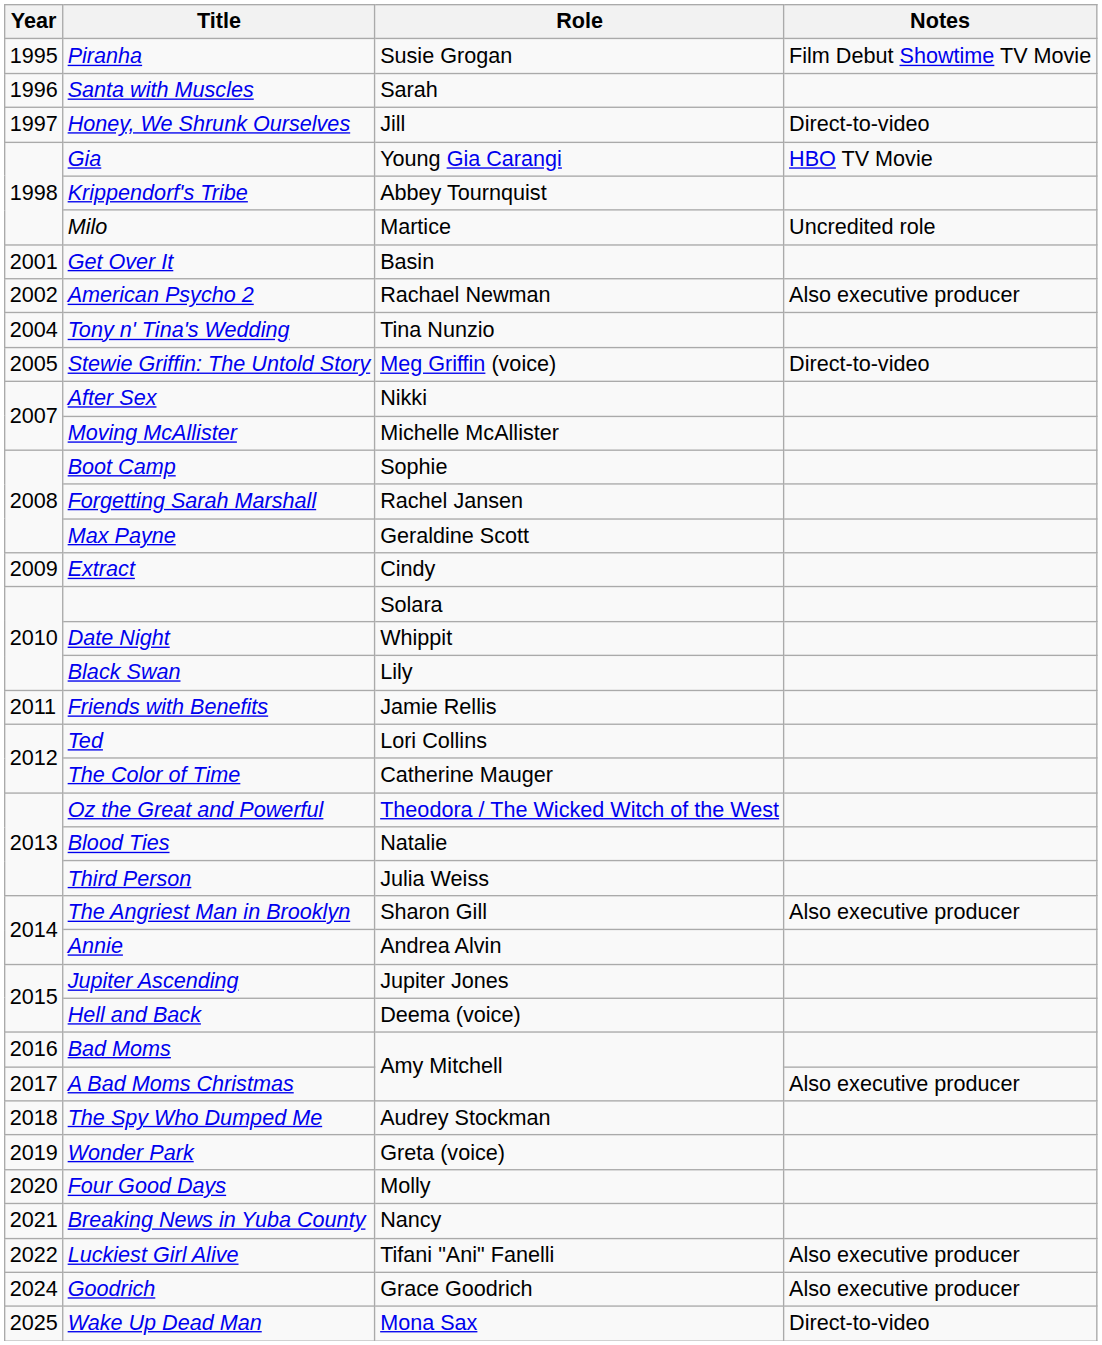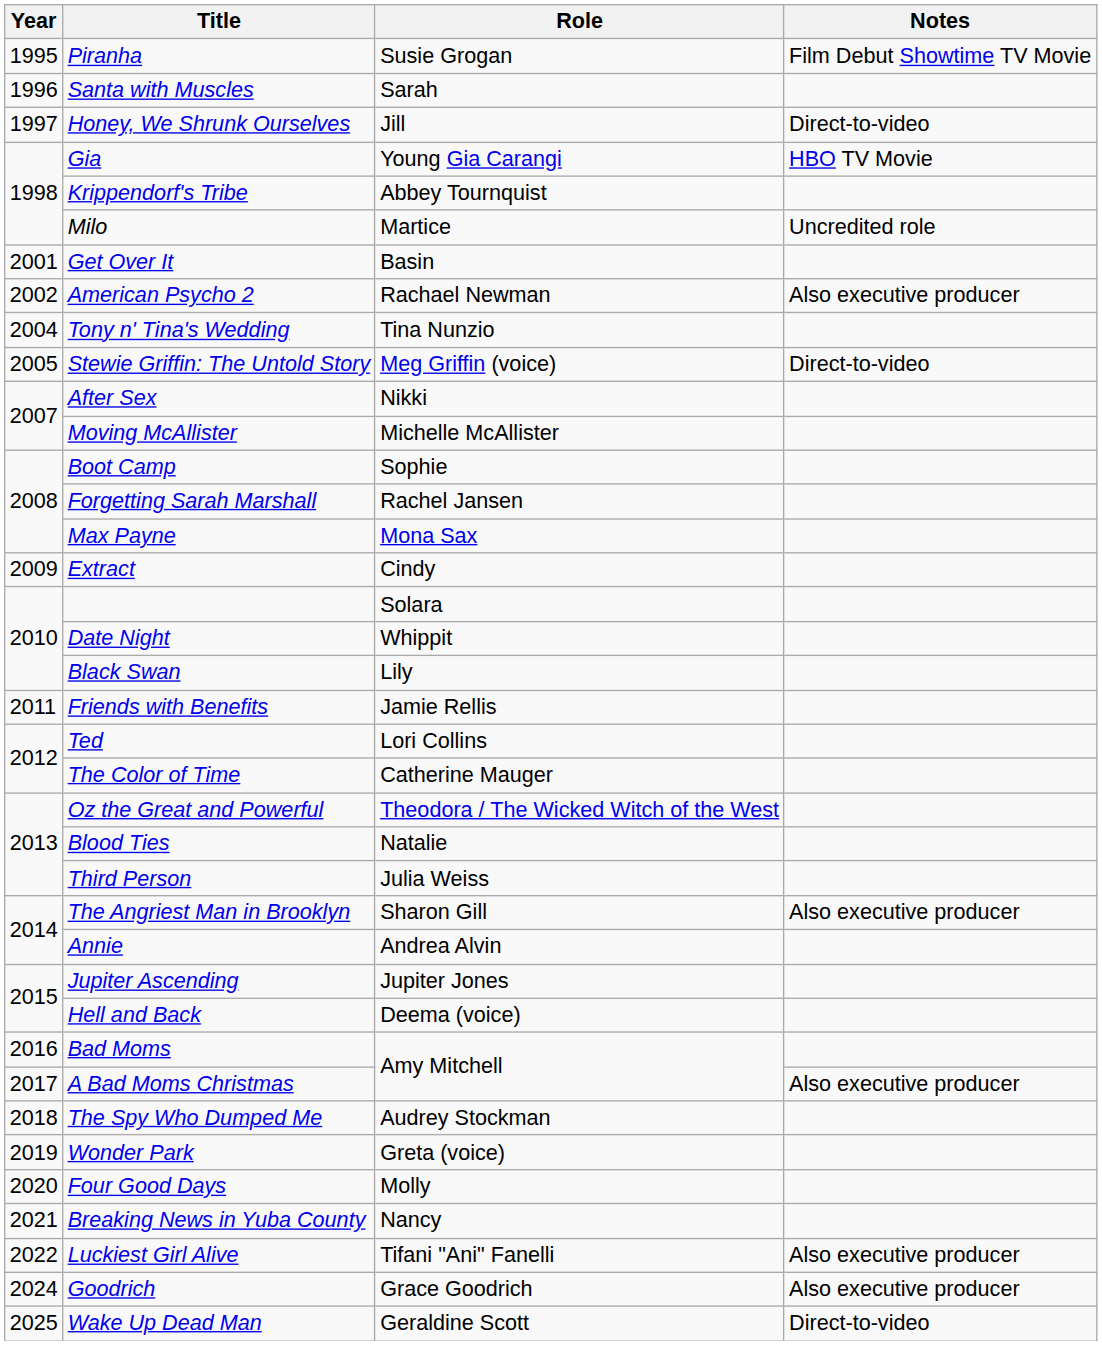(455, 535) Geraldine Scott -> (429, 535) Mona Sax
(429, 1323) Mona Sax -> (455, 1323) Geraldine Scott
